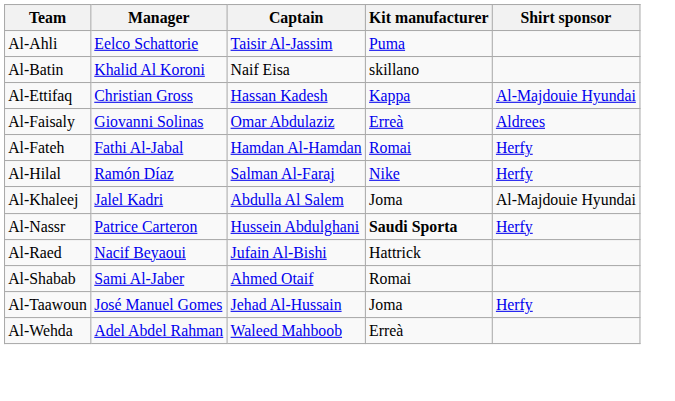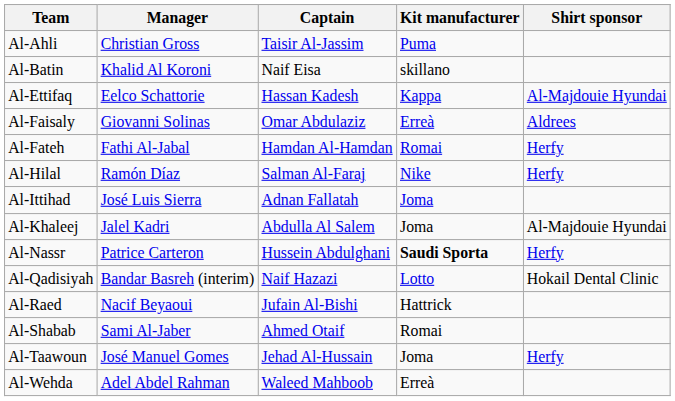(146, 43) Eelco Schattorie -> (150, 43) Christian Gross
(144, 95) Christian Gross -> (153, 95) Eelco Schattorie
+ row: (39, 200)
+ row: (51, 278)
